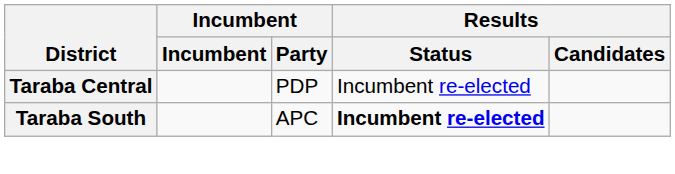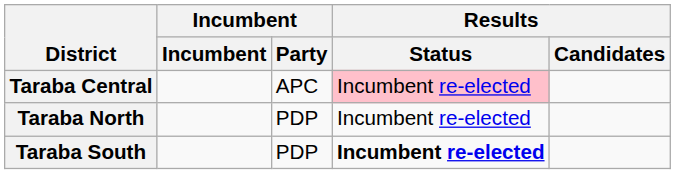(297, 86) PDP -> (297, 86) APC
(434, 86) no background -> (434, 86) pink background
+ row: (81, 119)
(297, 119) APC -> (297, 151) PDP
